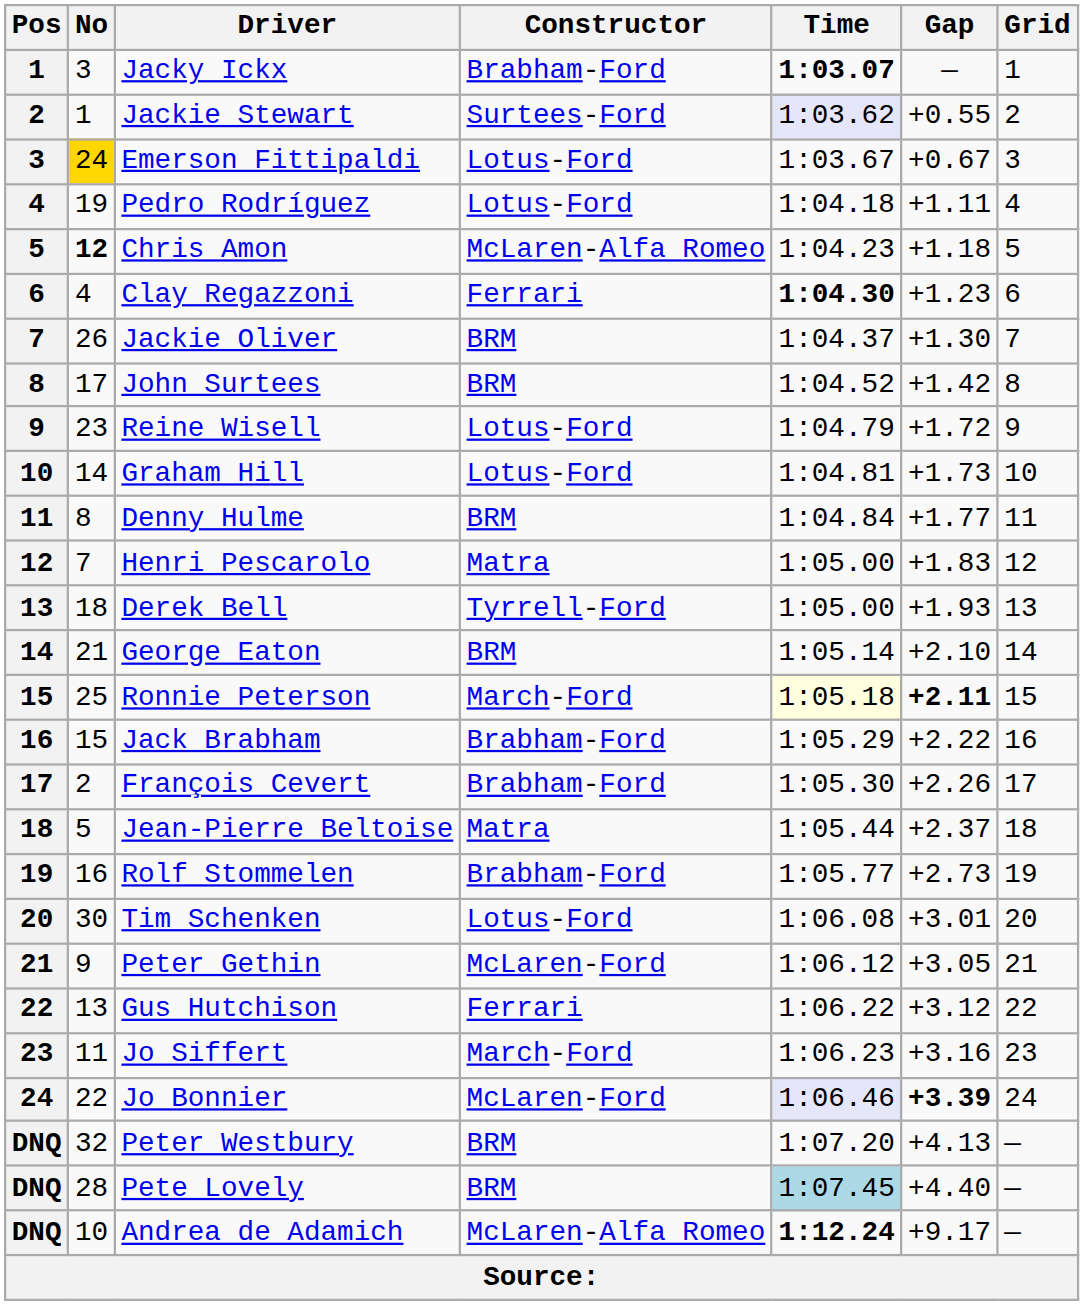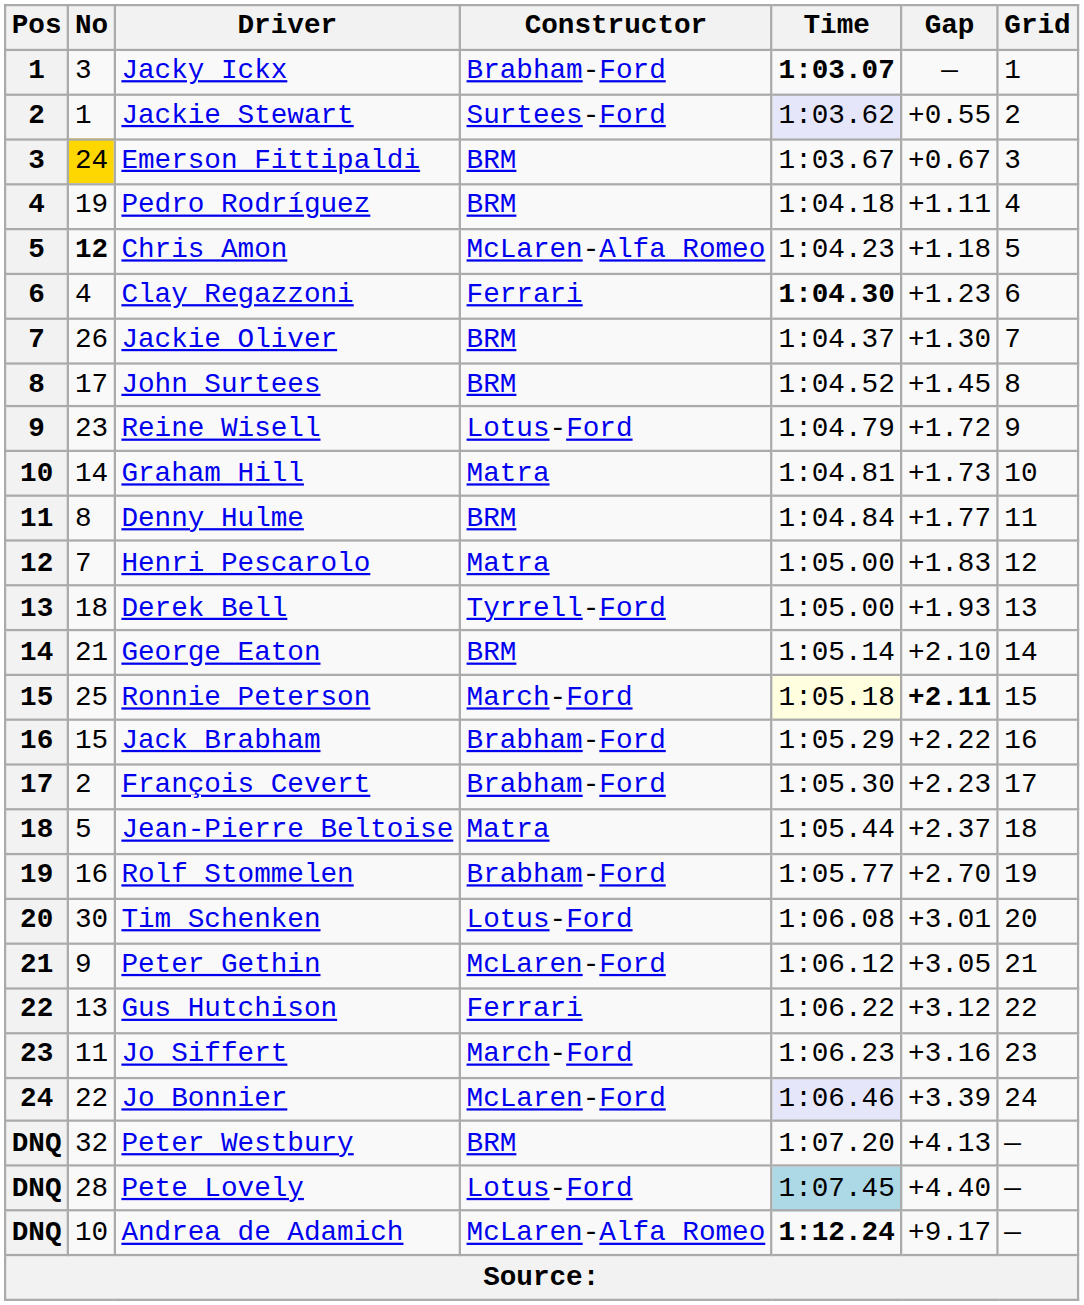(550, 162) Lotus-Ford -> (491, 162) BRM
(550, 206) Lotus-Ford -> (491, 206) BRM
(950, 385) +1.42 -> (950, 385) +1.45
(550, 474) Lotus-Ford -> (508, 474) Matra
(950, 787) +2.26 -> (950, 787) +2.23
(950, 876) +2.73 -> (950, 876) +2.70
(950, 1100) bold -> (950, 1100) normal
(491, 1189) BRM -> (550, 1189) Lotus-Ford
